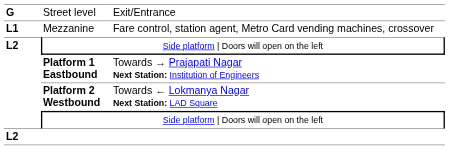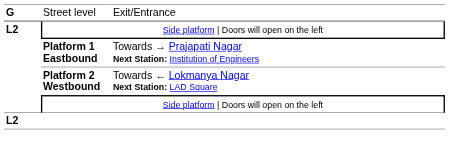- row: (68, 29)
